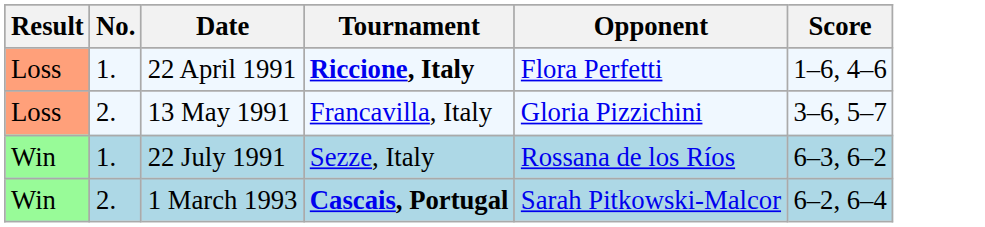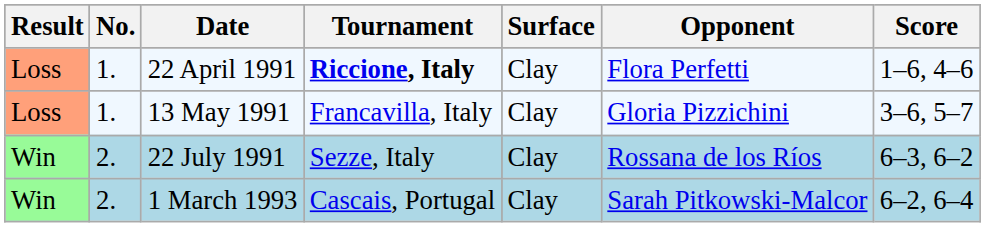+ column: (551, 25)
(106, 112) 2. -> (106, 112) 1.
(106, 155) 1. -> (106, 155) 2.
(409, 198) bold -> (402, 198) normal
